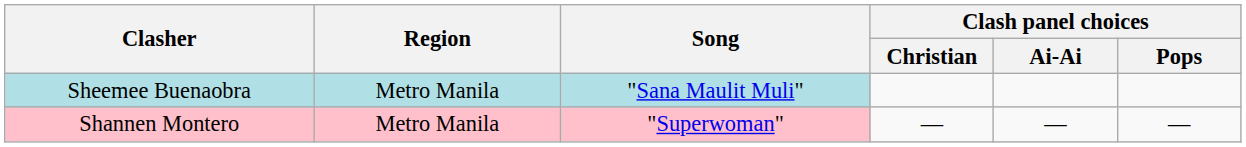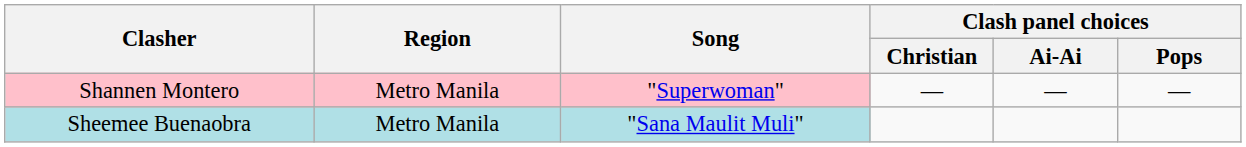rows swapped: (159, 124) <-> (159, 90)
